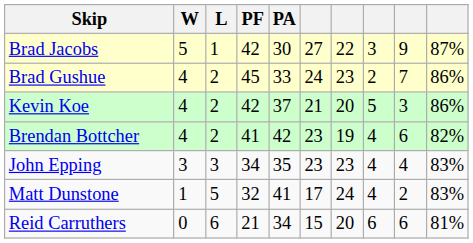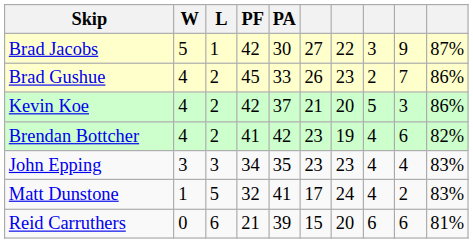(314, 77) 24 -> (314, 77) 26
(282, 223) 34 -> (282, 223) 39
